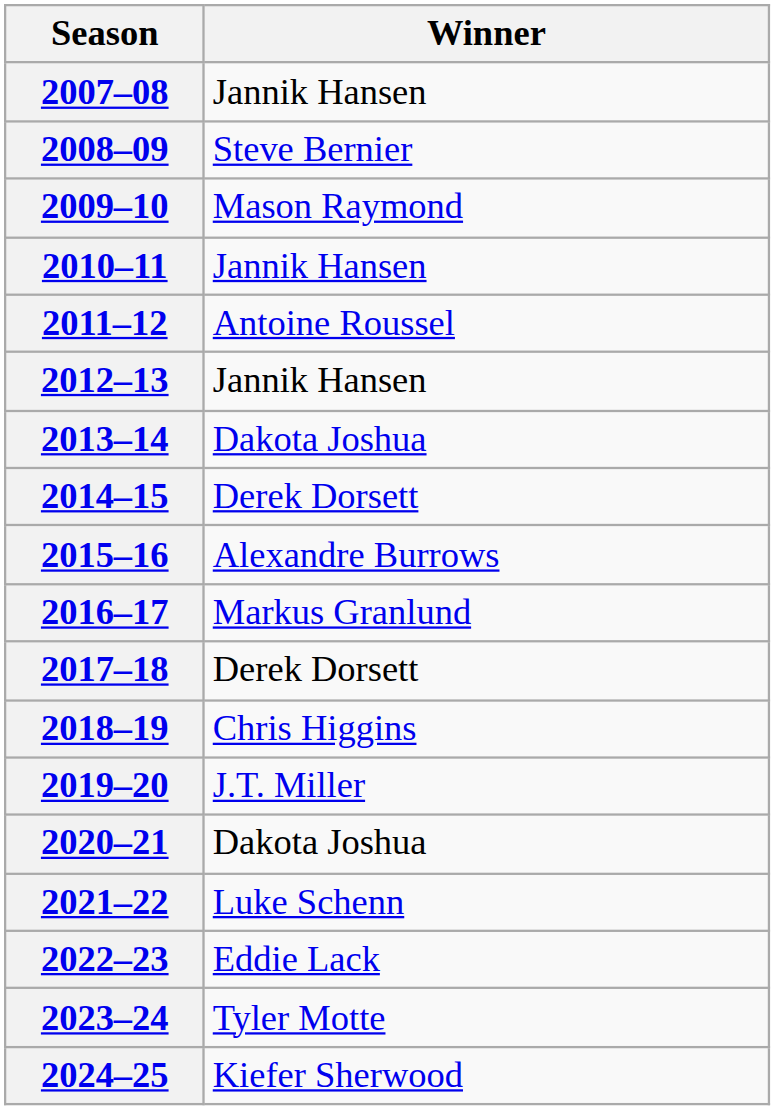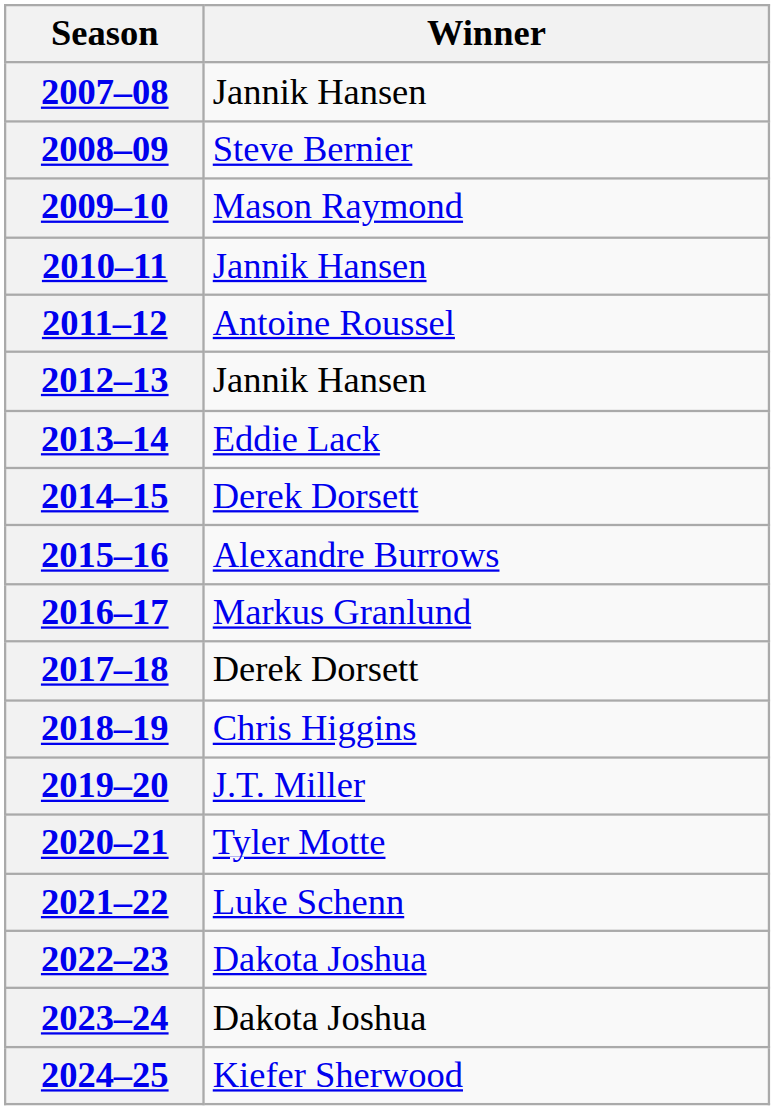(320, 438) Dakota Joshua -> (296, 438) Eddie Lack
(320, 843) Dakota Joshua -> (299, 843) Tyler Motte
(296, 959) Eddie Lack -> (320, 959) Dakota Joshua
(299, 1016) Tyler Motte -> (320, 1016) Dakota Joshua
